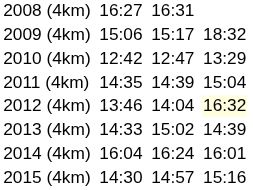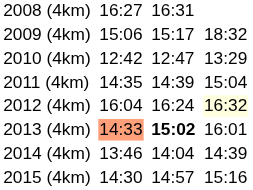(121, 105) 13:46 -> (121, 105) 16:04
(173, 105) 14:04 -> (173, 105) 16:24
(121, 129) no background -> (121, 129) lightsalmon background
(173, 129) normal -> (173, 129) bold
(225, 129) 14:39 -> (226, 129) 16:01
(121, 153) 16:04 -> (121, 153) 13:46
(173, 153) 16:24 -> (173, 153) 14:04
(225, 153) 16:01 -> (226, 153) 14:39
